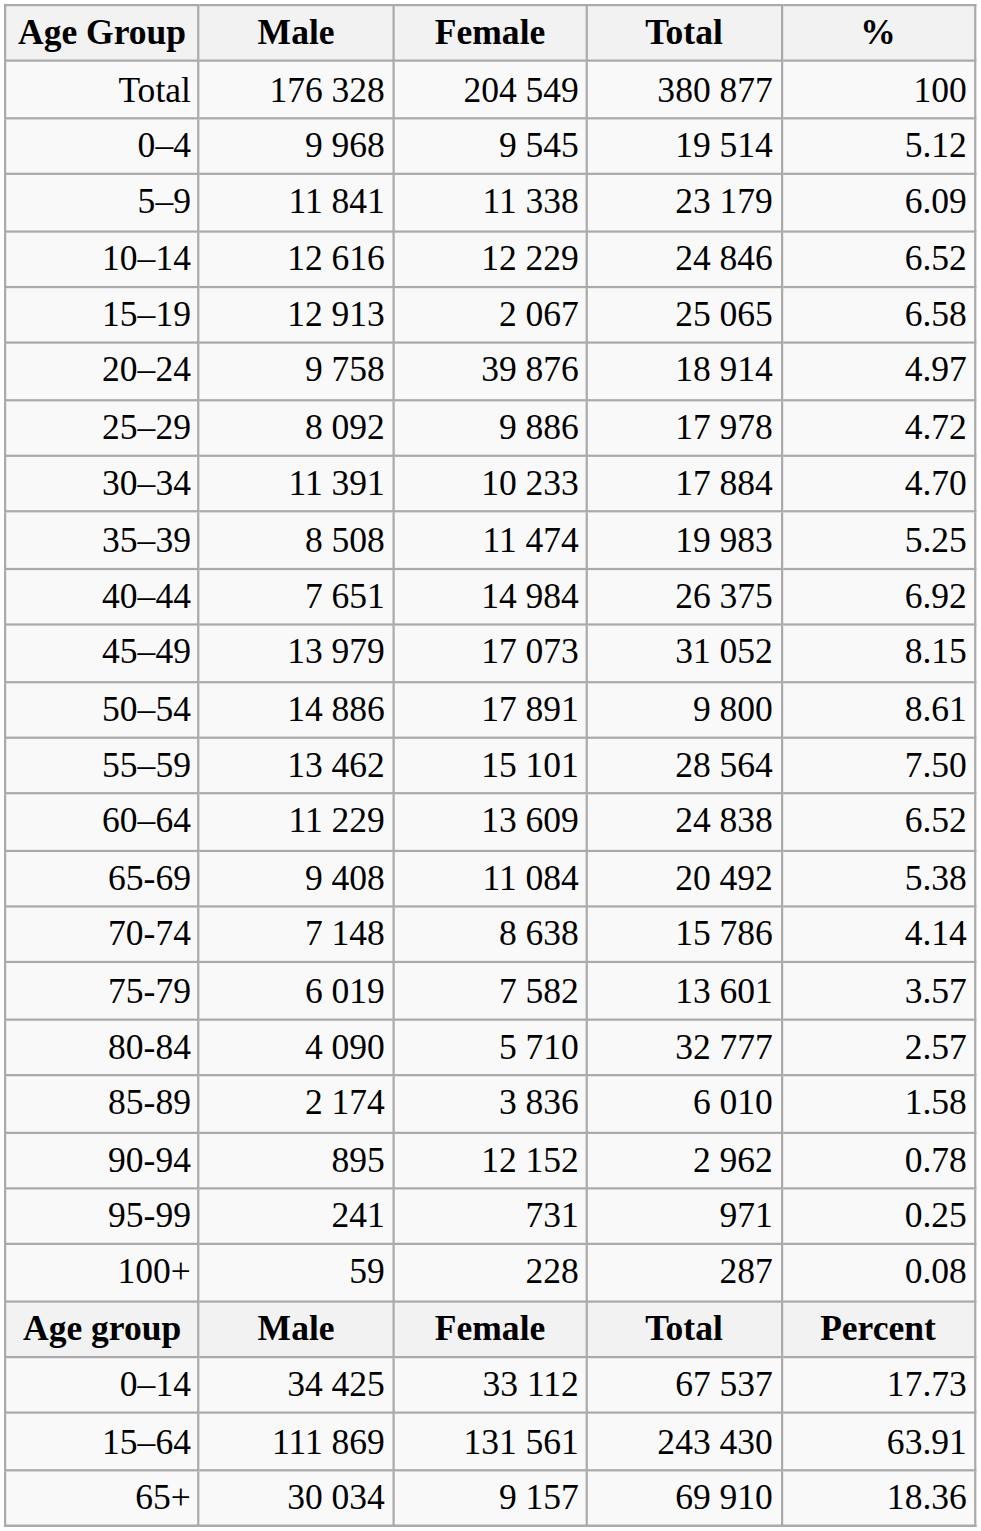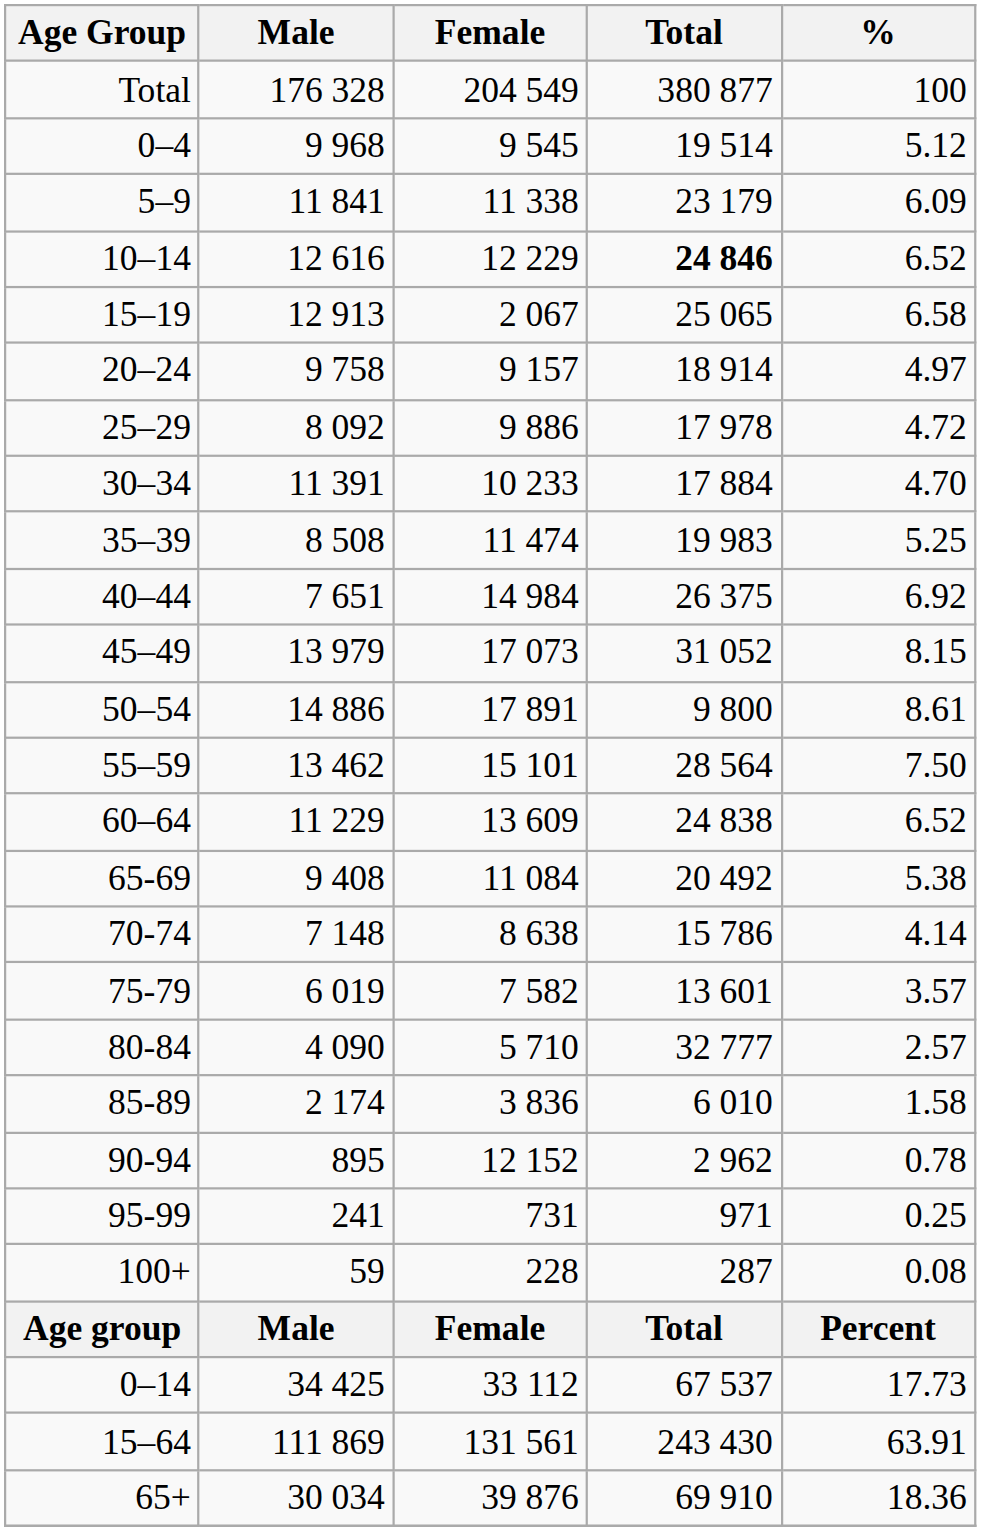(724, 257) normal -> (724, 257) bold
(530, 370) 39 876 -> (539, 370) 9 157
(539, 1497) 9 157 -> (530, 1497) 39 876
